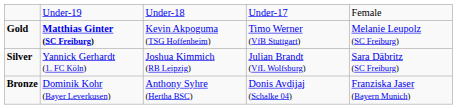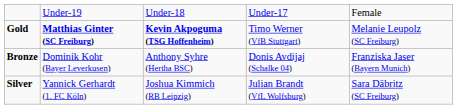(182, 34) normal -> (184, 34) bold
rows swapped: (19, 56) <-> (22, 84)
